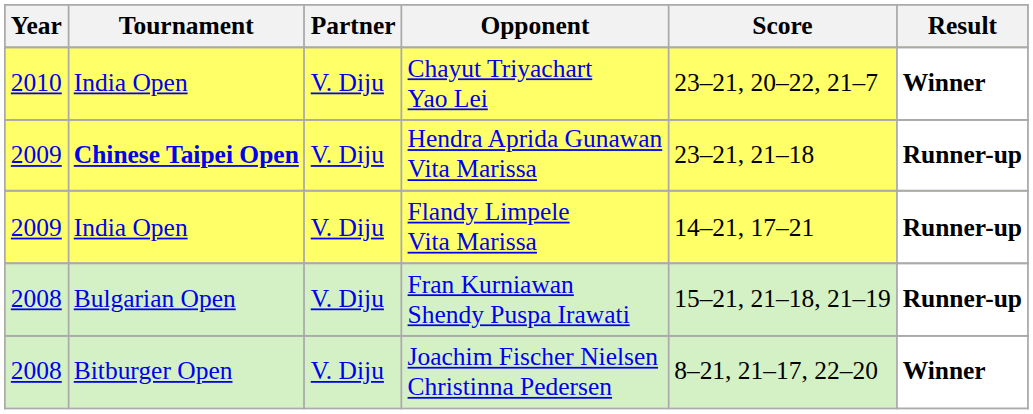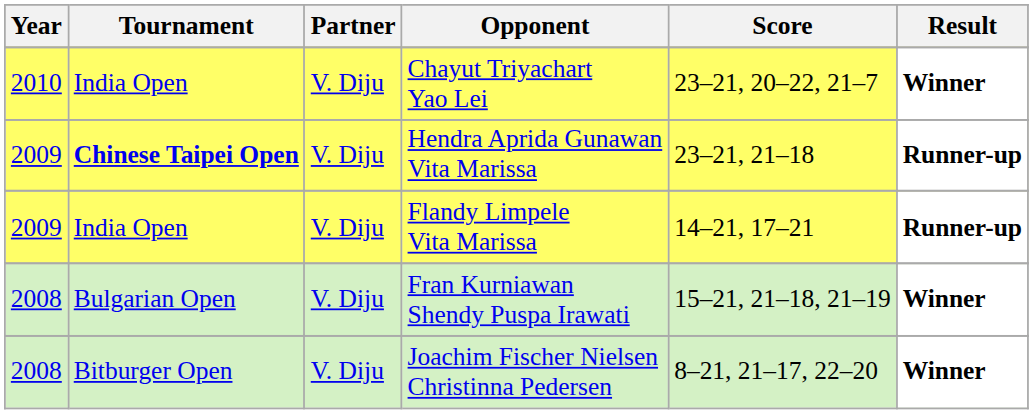(962, 299) Runner-up -> (944, 299) Winner
